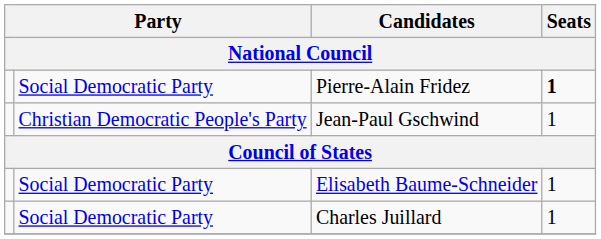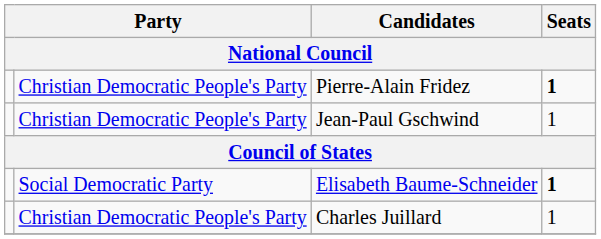(116, 86) Social Democratic Party -> (163, 86) Christian Democratic People's Party
(552, 185) normal -> (552, 185) bold
(116, 218) Social Democratic Party -> (163, 218) Christian Democratic People's Party
